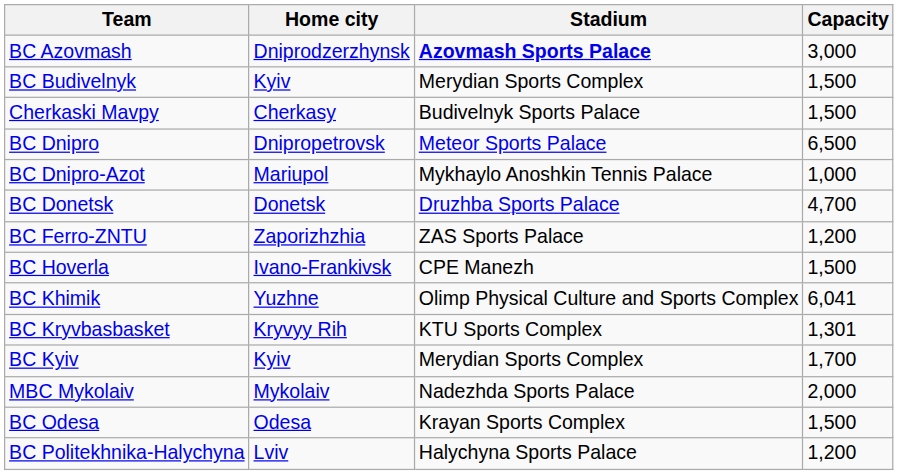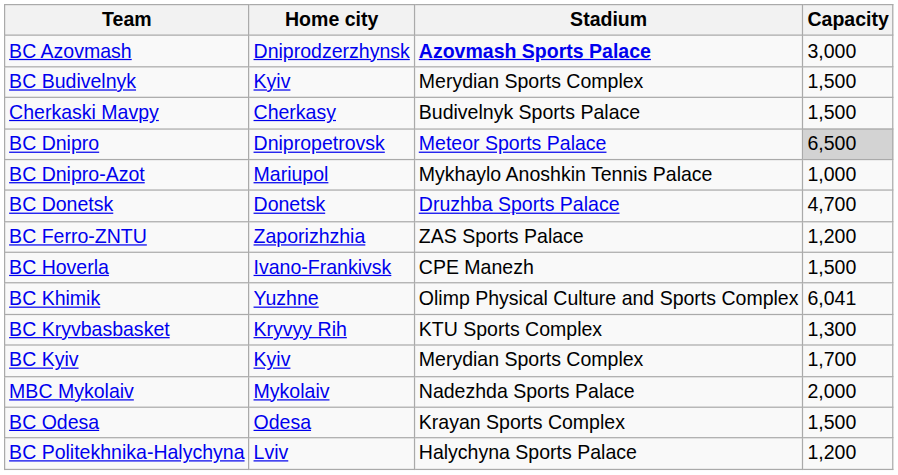(832, 143) no background -> (832, 143) lightgrey background
(832, 329) 1,301 -> (832, 329) 1,300
